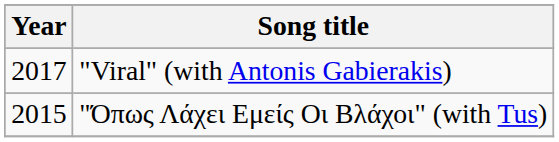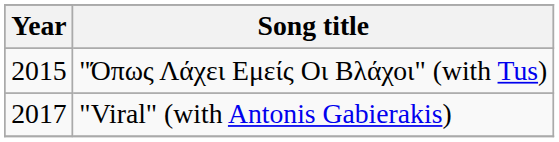rows swapped: (266, 70) <-> (313, 114)
